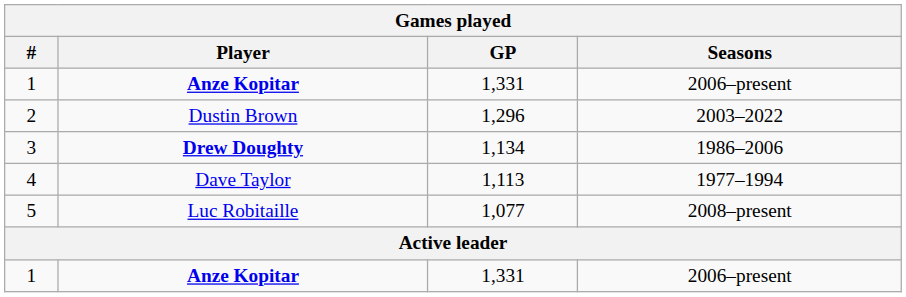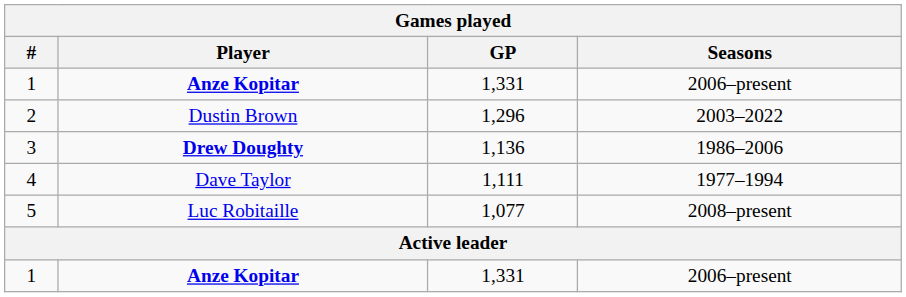(503, 147) 1,134 -> (503, 147) 1,136
(503, 179) 1,113 -> (503, 179) 1,111
